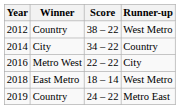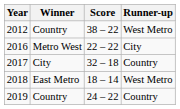- row: (17, 46)
+ row: (17, 63)
(147, 96) Metro East -> (141, 96) Country
